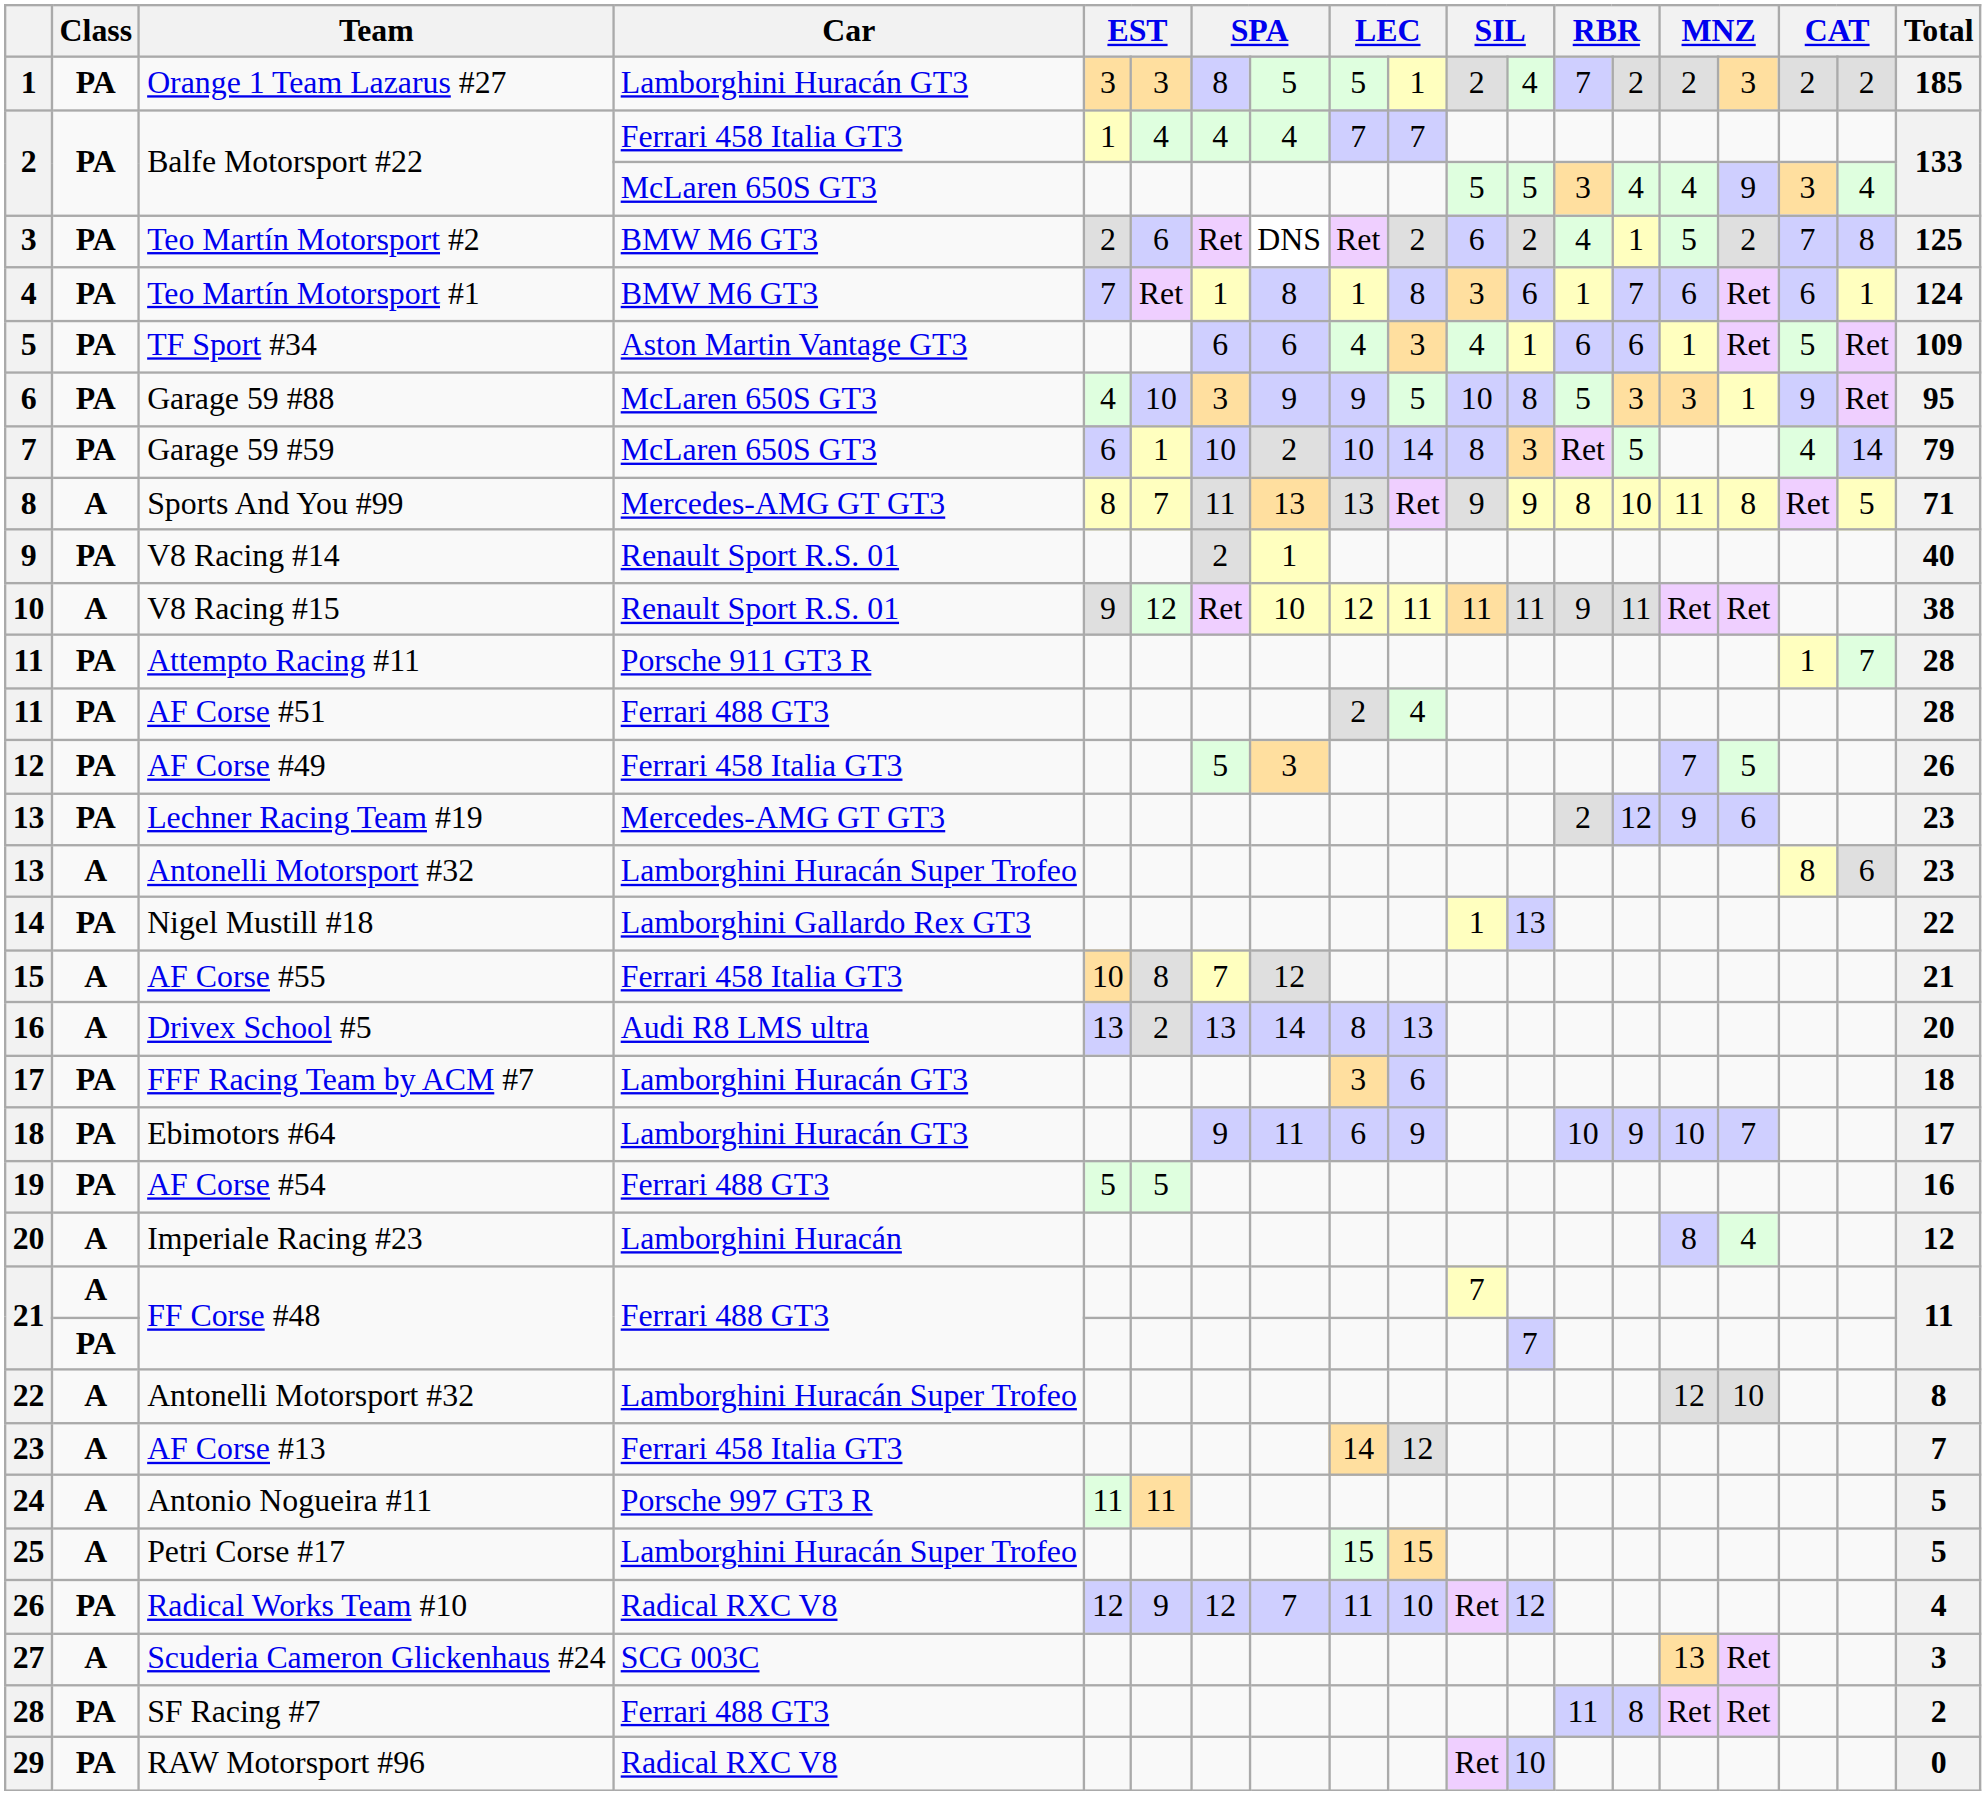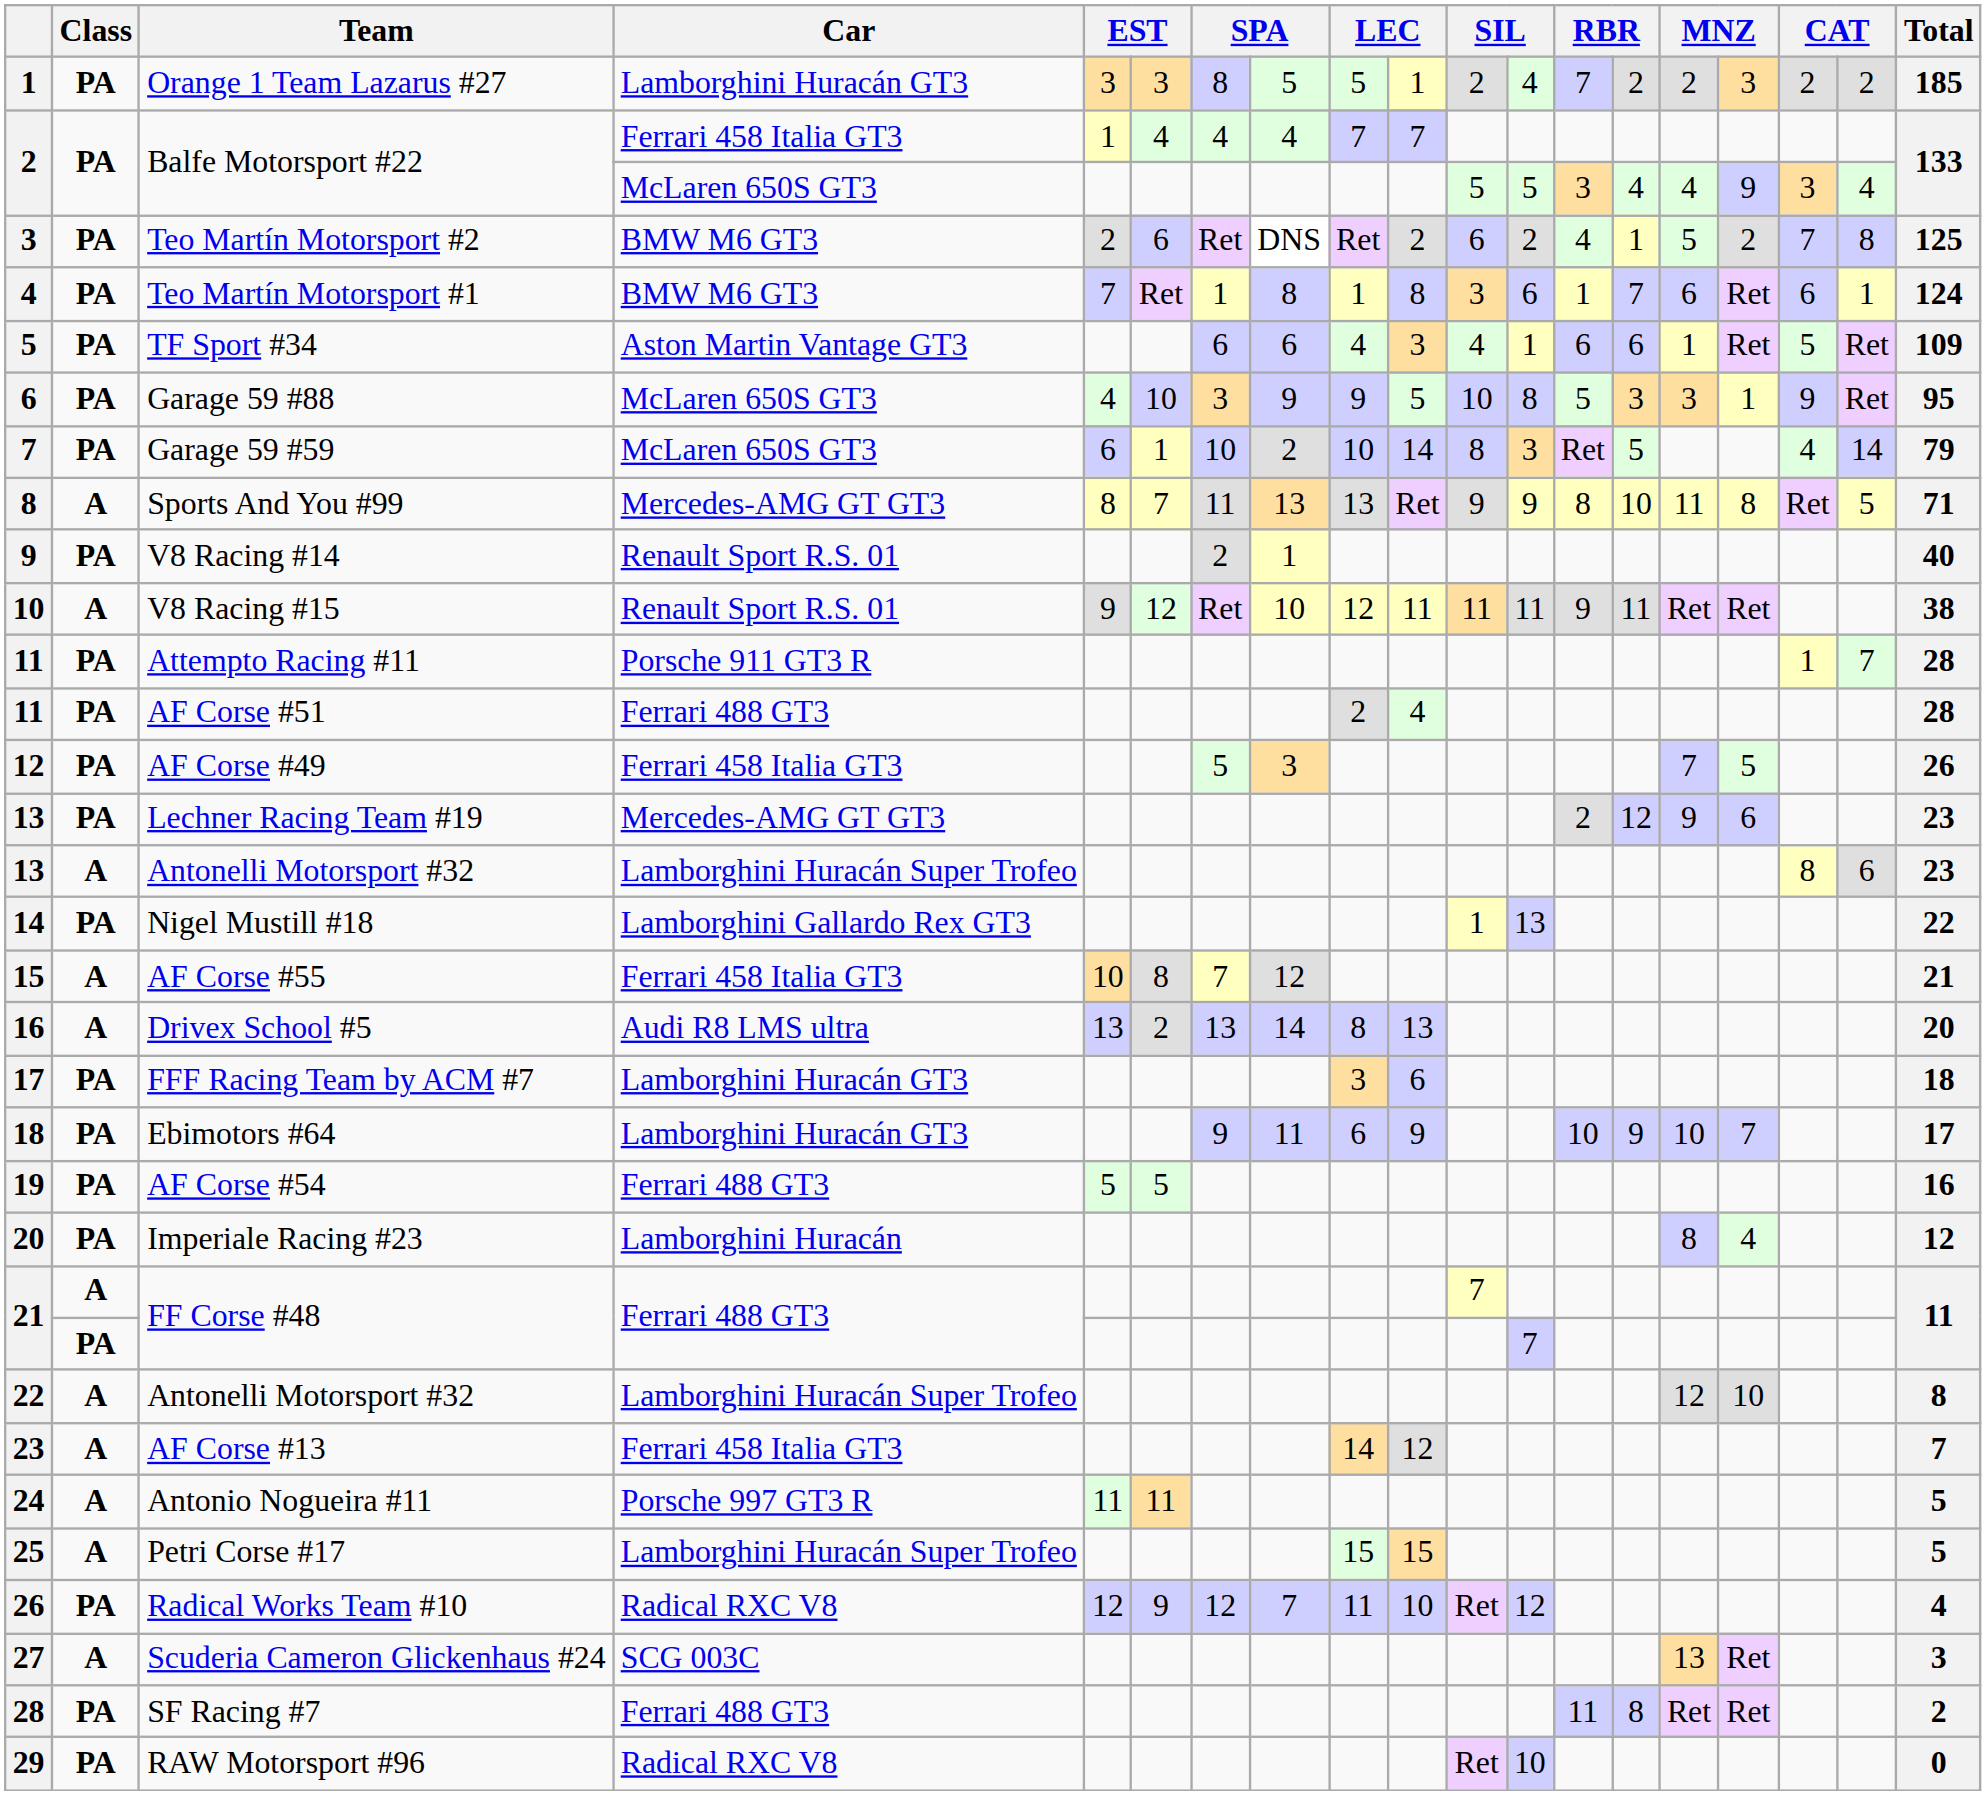(96, 1237) A -> (96, 1237) PA
